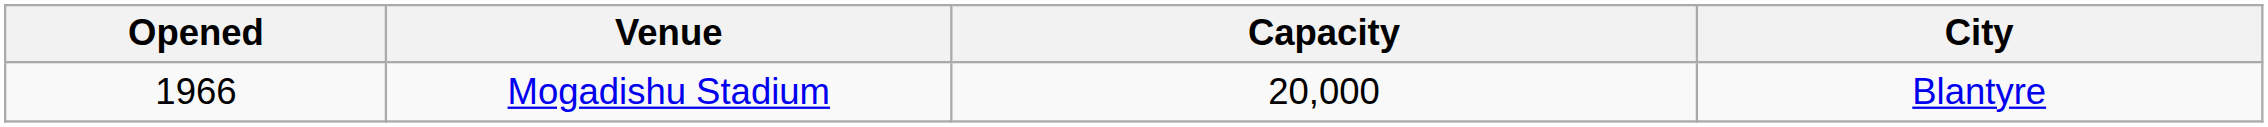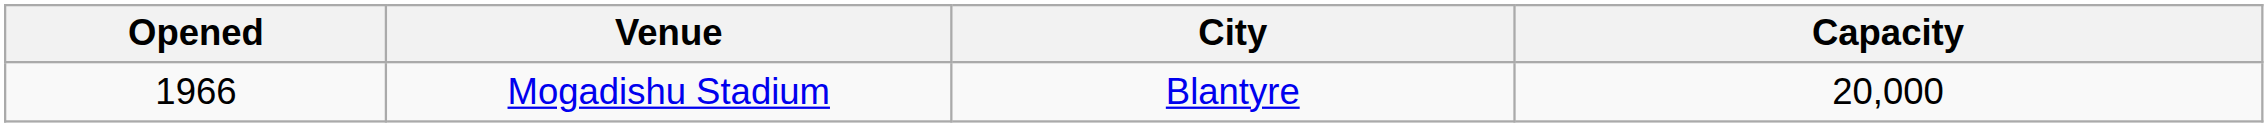columns swapped: (1979, 33) <-> (1324, 33)
